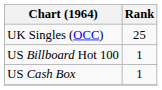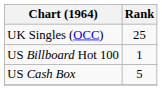(139, 74) 1 -> (139, 74) 5
